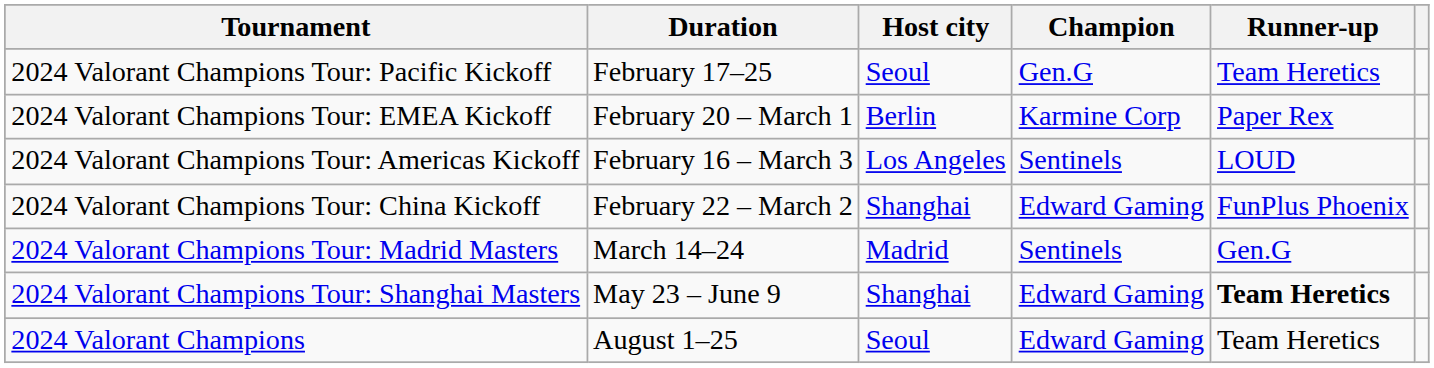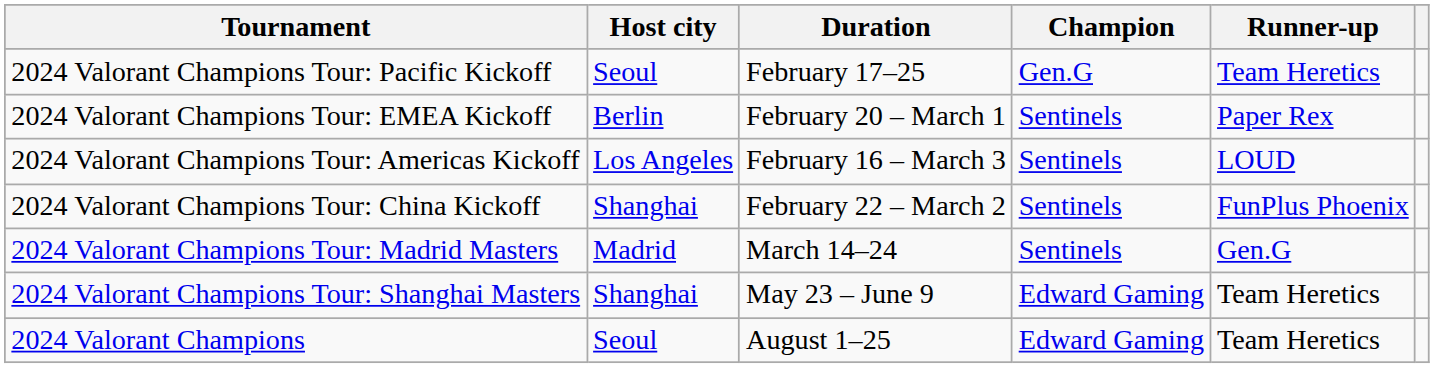columns swapped: (936, 26) <-> (723, 26)
(1100, 116) Karmine Corp -> (1070, 116) Sentinels
(1111, 205) Edward Gaming -> (1070, 205) Sentinels
(1303, 294) bold -> (1299, 294) normal
